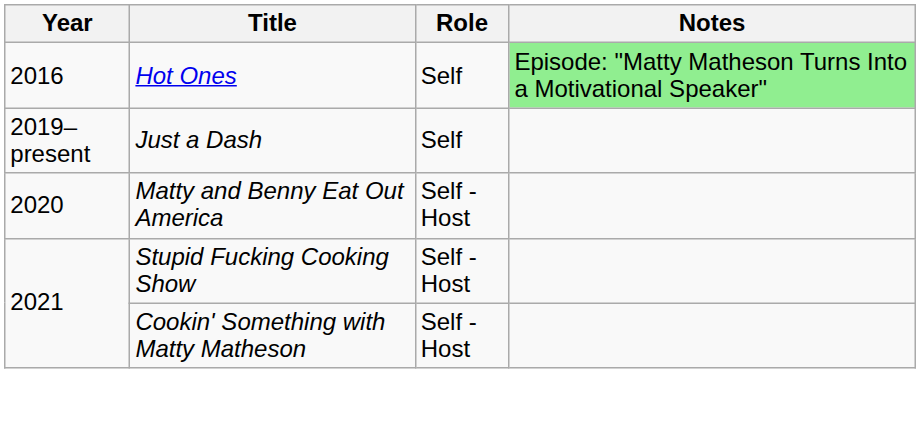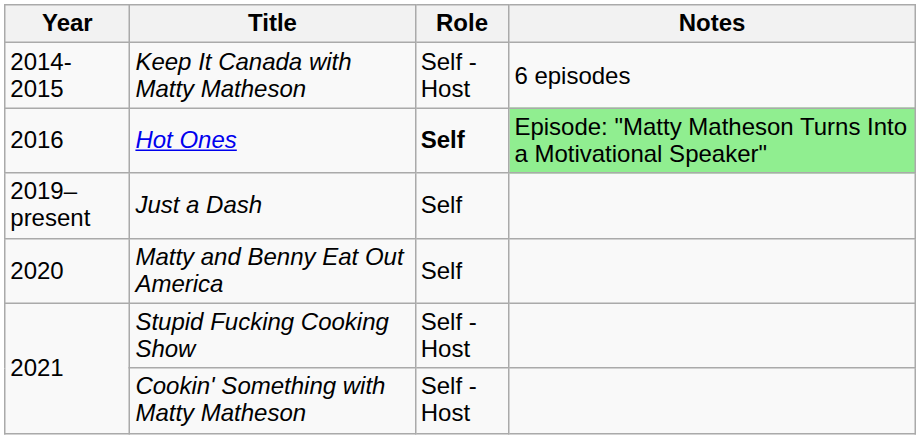+ row: (243, 75)
(441, 75) normal -> (443, 140) bold
(449, 205) Self - Host -> (441, 270) Self
